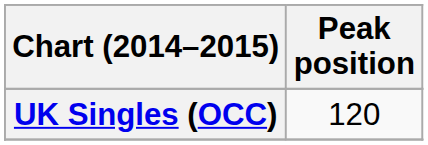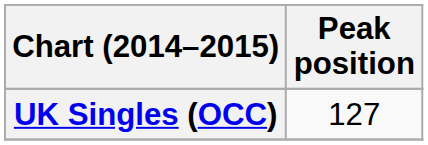(354, 113) 120 -> (354, 113) 127
